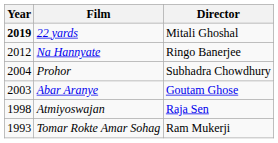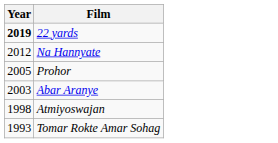- column: (218, 14)
(19, 71) 2004 -> (19, 71) 2005
